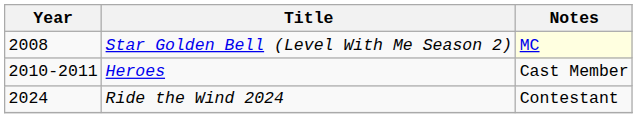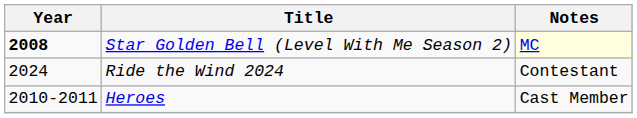(28, 45) normal -> (28, 45) bold
rows swapped: (135, 72) <-> (195, 99)
